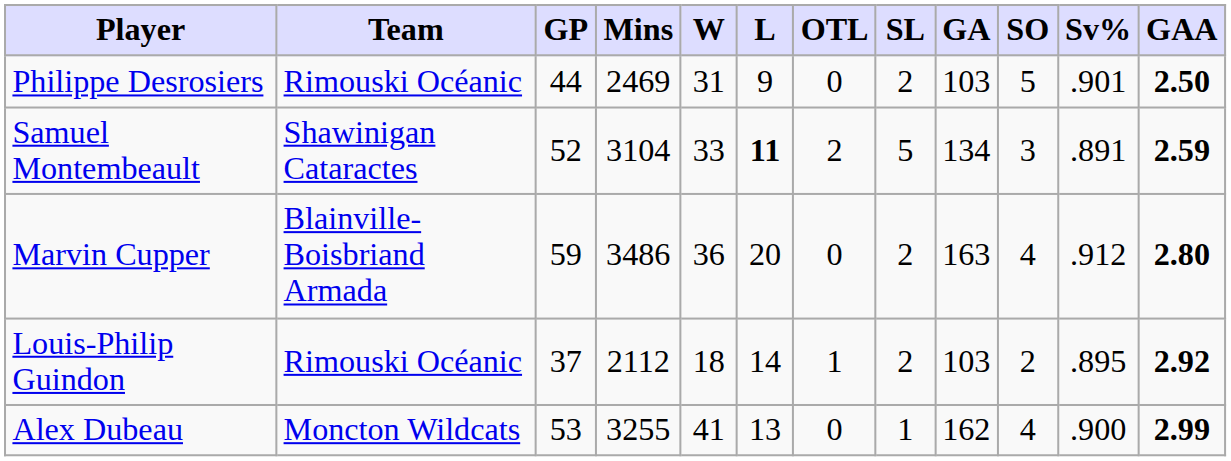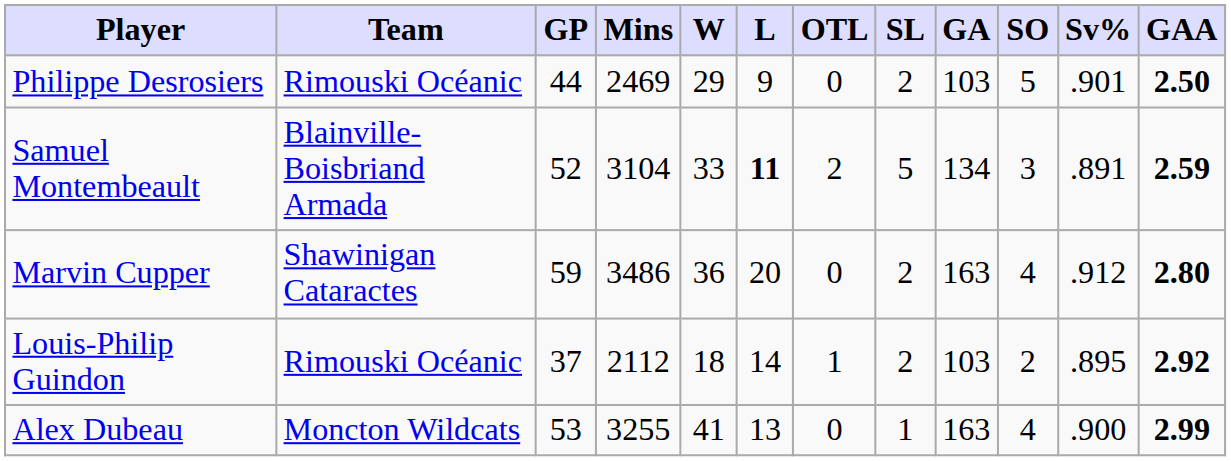(709, 81) 31 -> (709, 81) 29
(360, 150) Shawinigan Cataractes -> (354, 168) Blainville-Boisbriand Armada
(354, 255) Blainville-Boisbriand Armada -> (360, 273) Shawinigan Cataractes
(966, 429) 162 -> (966, 429) 163
